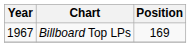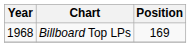(20, 32) 1967 -> (20, 32) 1968
